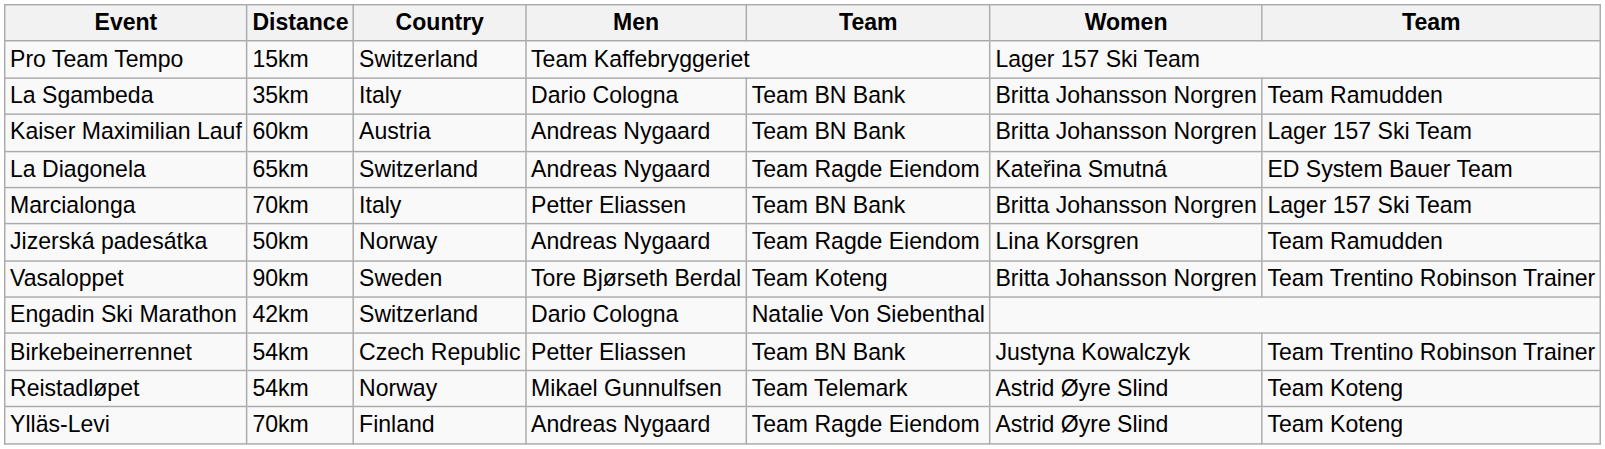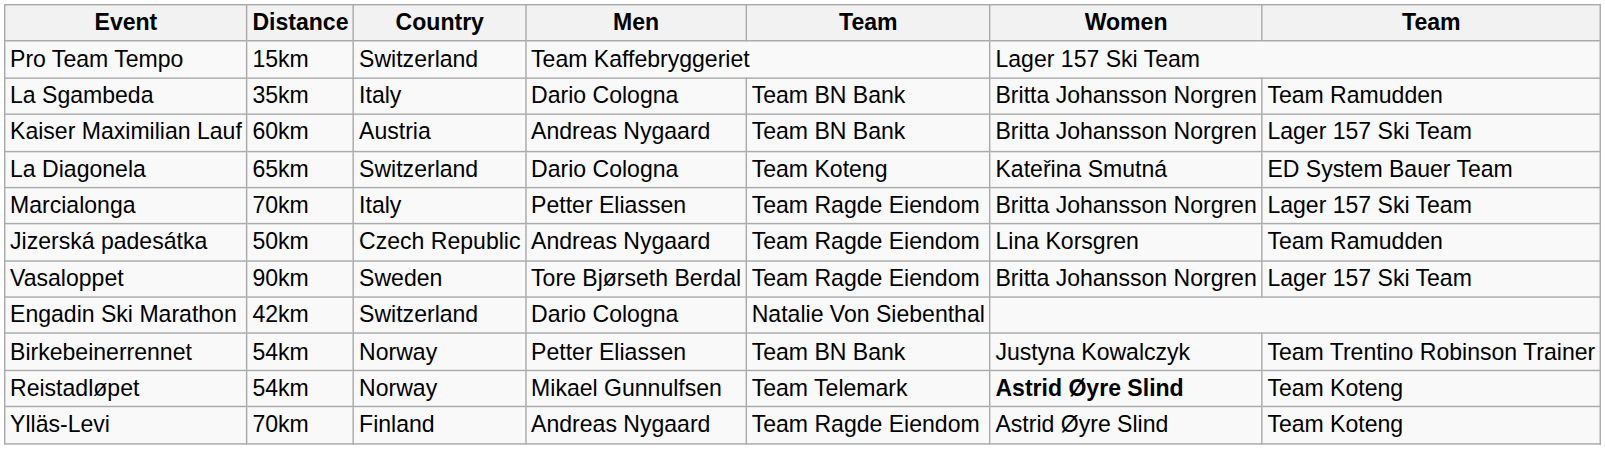(621, 168) Andreas Nygaard -> (605, 168) Dario Cologna
(866, 168) Team Ragde Eiendom -> (820, 168) Team Koteng
(829, 205) Team BN Bank -> (866, 205) Team Ragde Eiendom
(398, 242) Norway -> (440, 242) Czech Republic
(820, 278) Team Koteng -> (866, 278) Team Ragde Eiendom
(1431, 278) Team Trentino Robinson Trainer -> (1370, 278) Lager 157 Ski Team
(440, 351) Czech Republic -> (398, 351) Norway
(1082, 388) normal -> (1090, 388) bold
